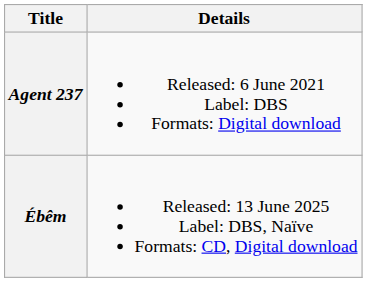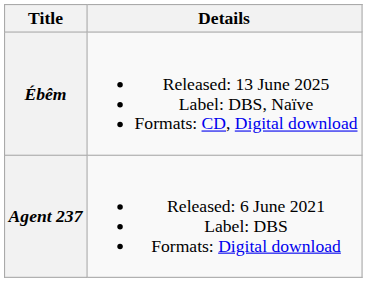rows swapped: (46, 93) <-> (46, 216)
